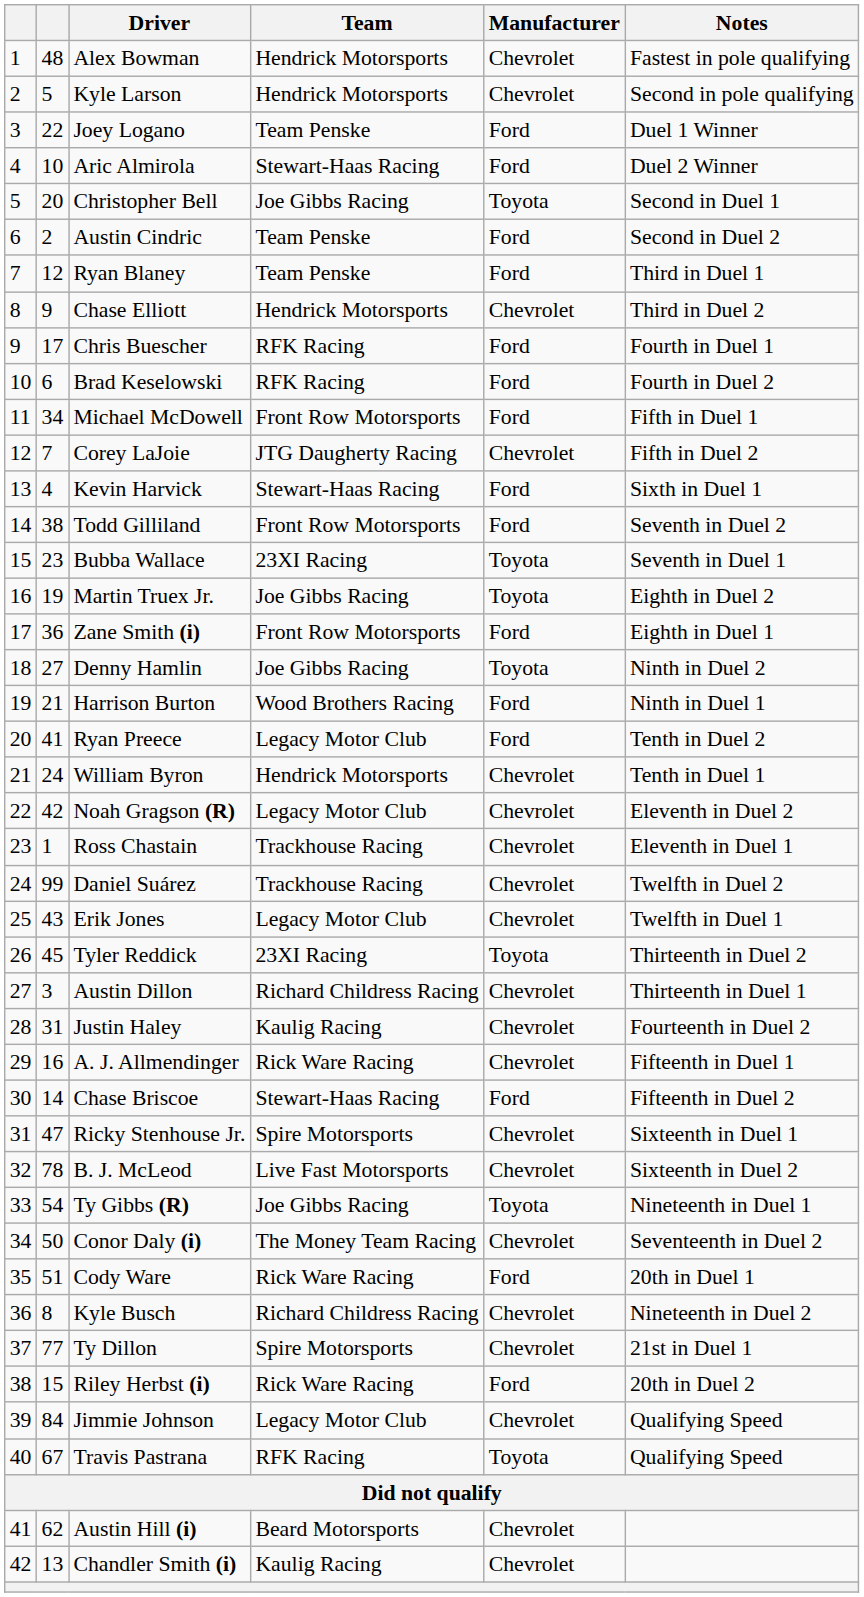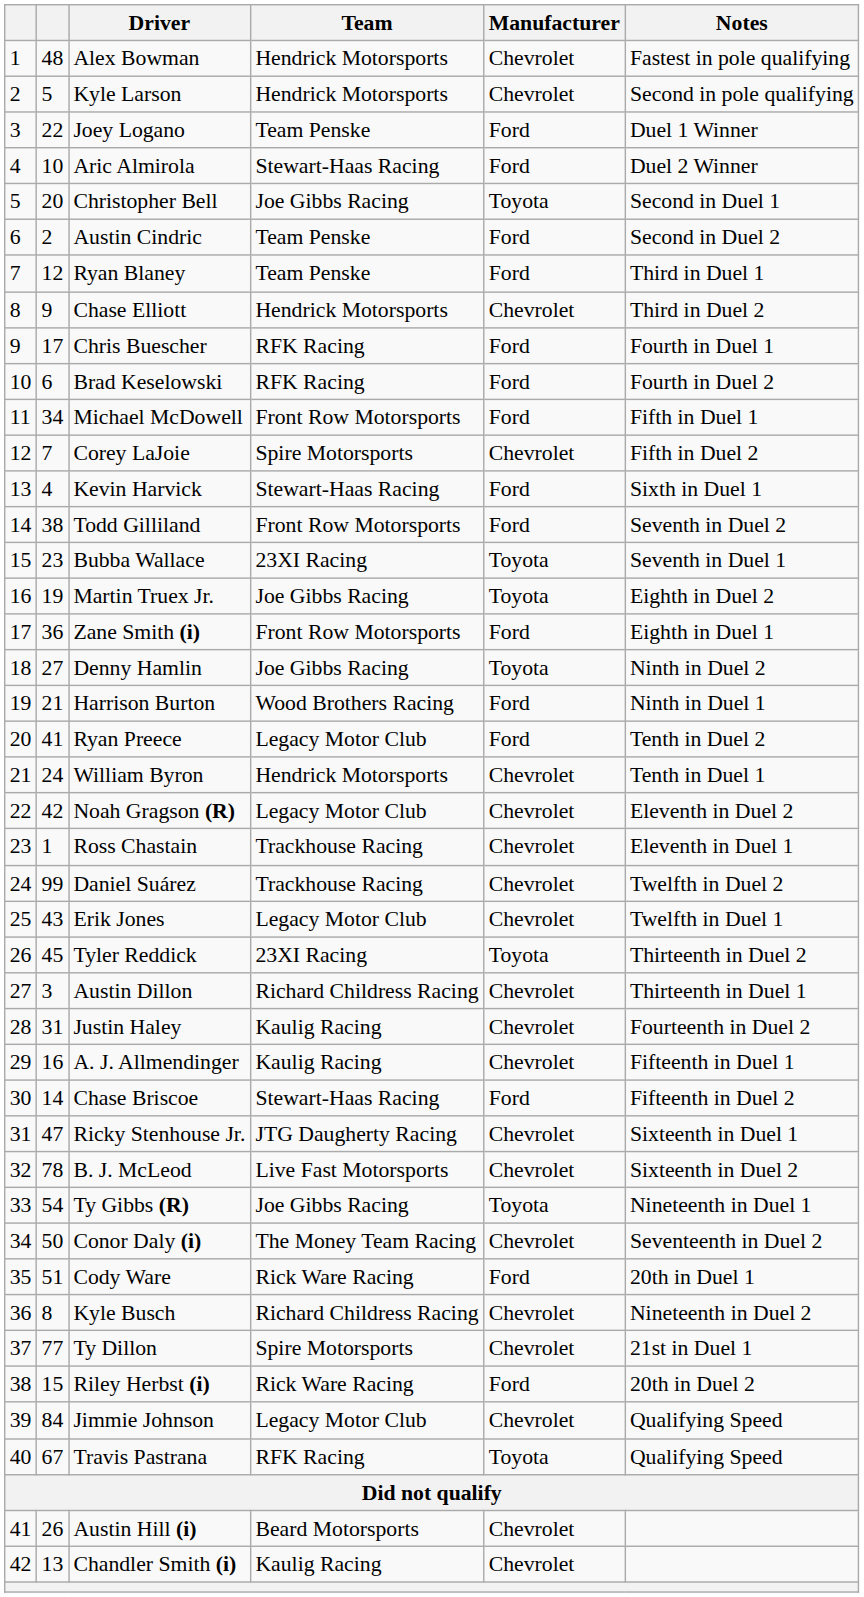(356, 452) JTG Daugherty Racing -> (334, 452) Spire Motorsports
(335, 1061) Rick Ware Racing -> (318, 1061) Kaulig Racing
(334, 1133) Spire Motorsports -> (356, 1133) JTG Daugherty Racing
(52, 1527) 62 -> (52, 1527) 26
